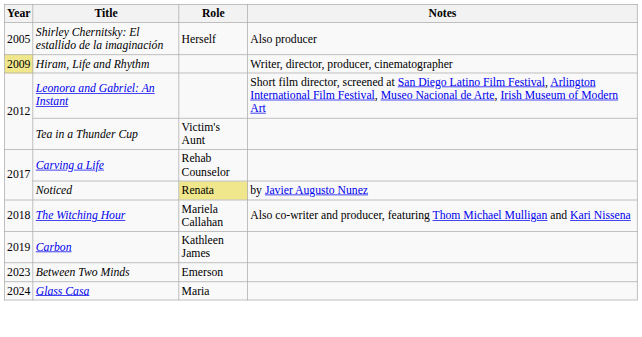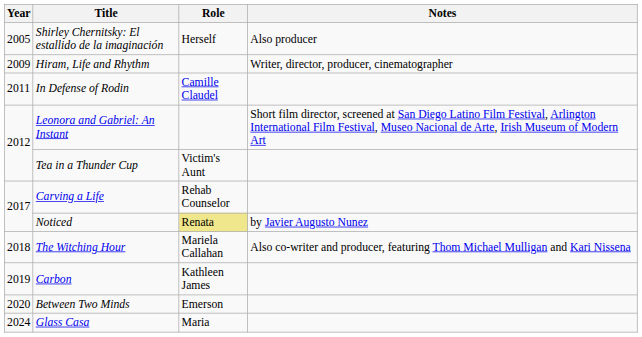(19, 63) khaki background -> (19, 63) no background
+ row: (82, 89)
(19, 272) 2023 -> (19, 304) 2020
